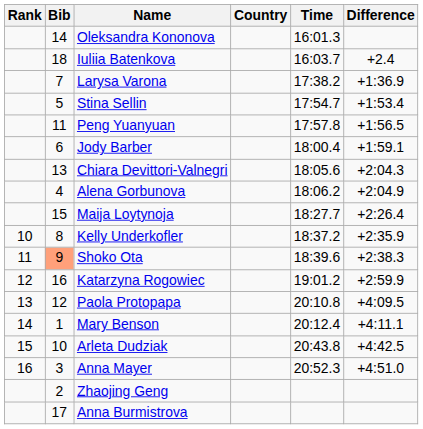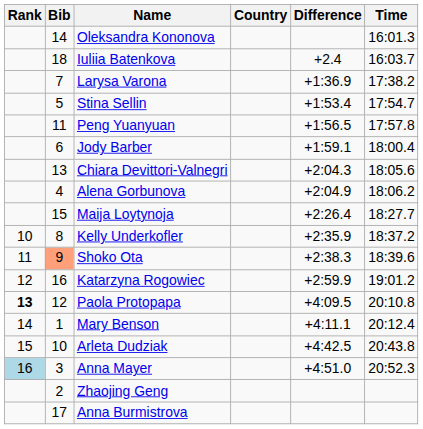columns swapped: (317, 15) <-> (381, 15)
(25, 302) normal -> (25, 302) bold
(25, 368) no background -> (25, 368) lightblue background
